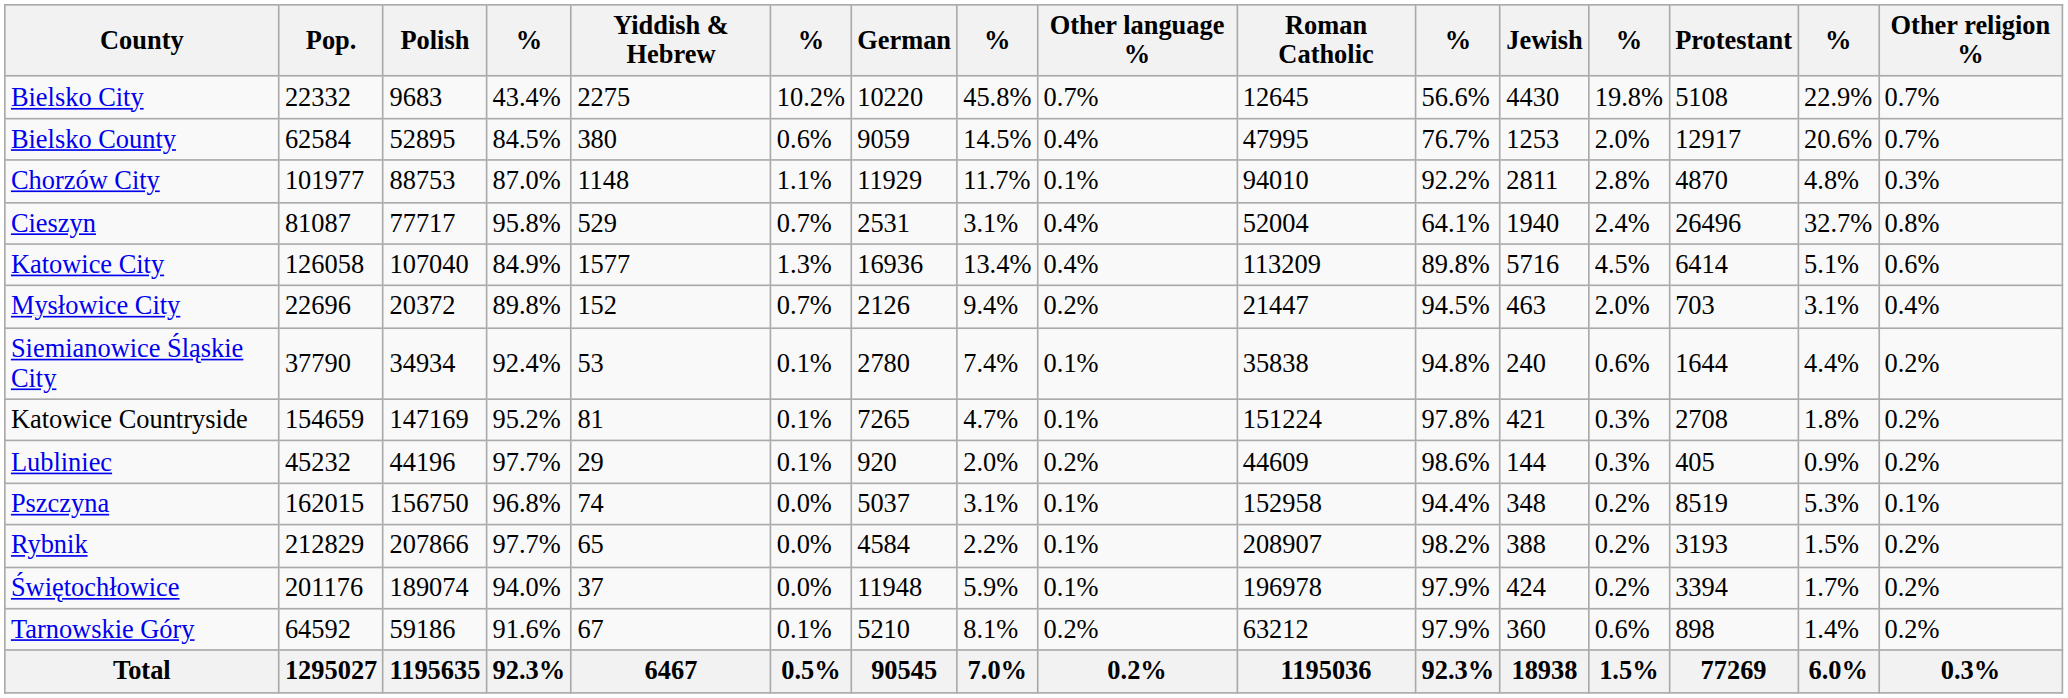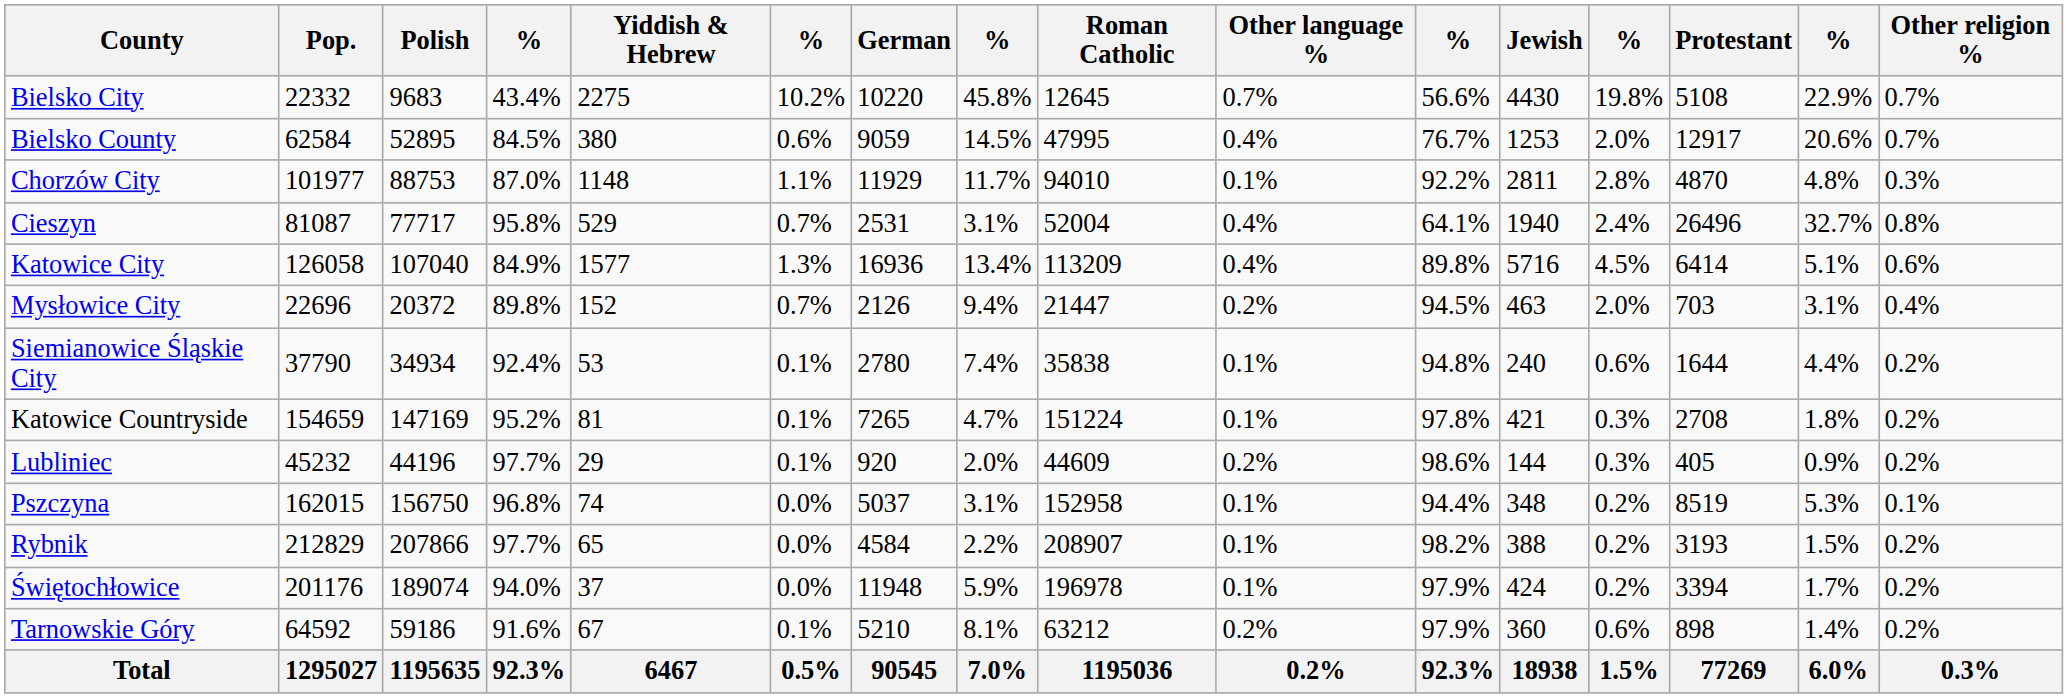columns swapped: (1137, 40) <-> (1326, 40)
